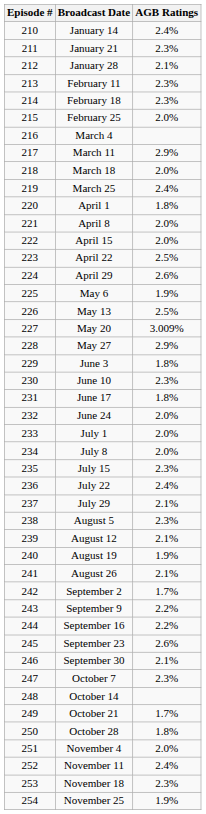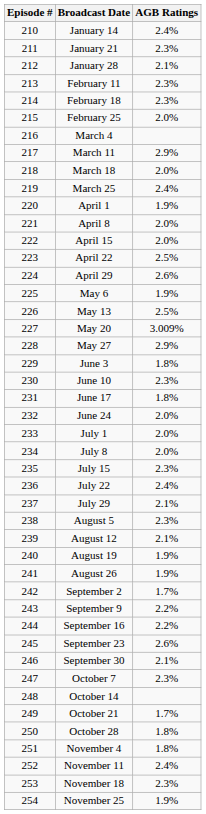(167, 205) 1.8% -> (167, 205) 1.9%
(167, 573) 2.1% -> (167, 573) 1.9%
(167, 748) 2.0% -> (167, 748) 1.8%
